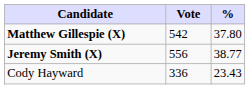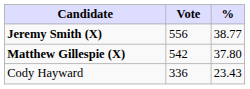rows swapped: (55, 53) <-> (66, 34)
